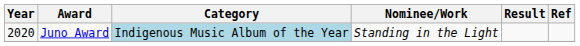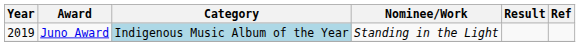(21, 32) 2020 -> (21, 32) 2019
